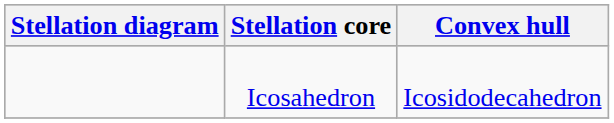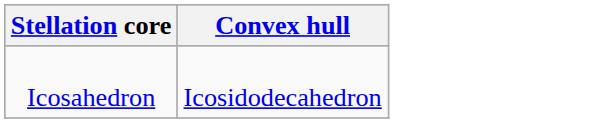- column: (115, 25)
